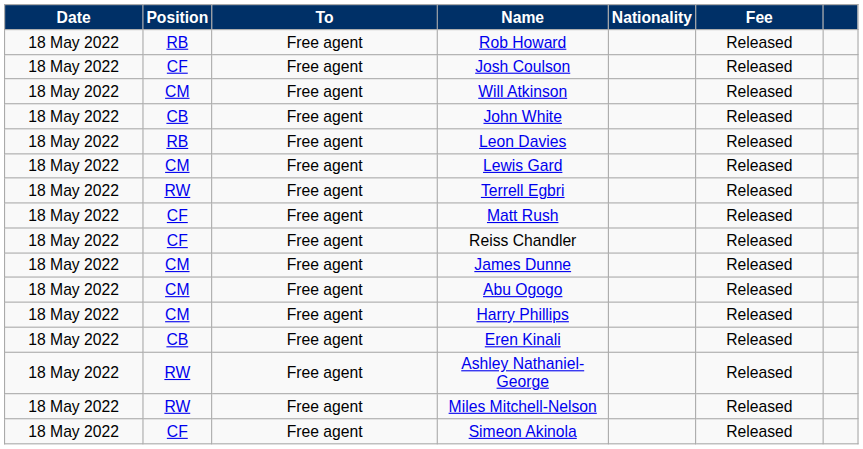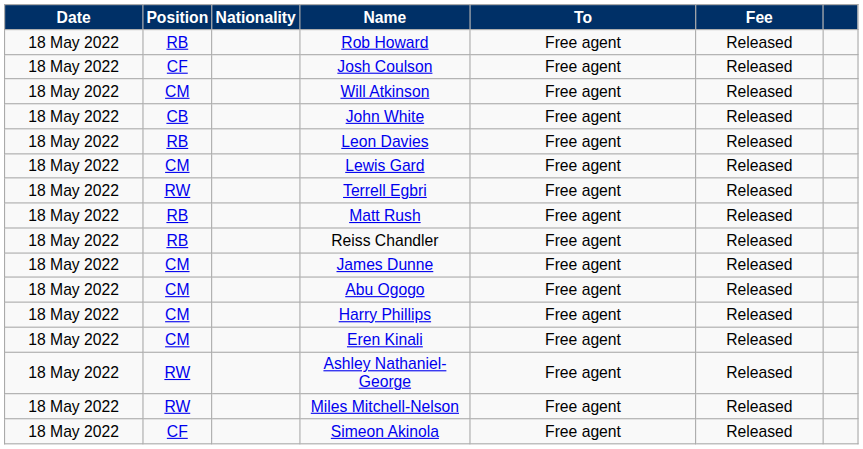columns swapped: (652, 17) <-> (325, 17)
(177, 216) CF -> (177, 216) RB
(177, 241) CF -> (177, 241) RB
(177, 340) CB -> (177, 340) CM
